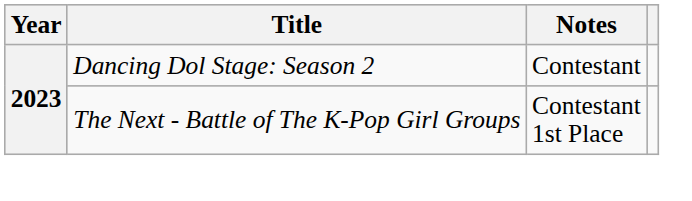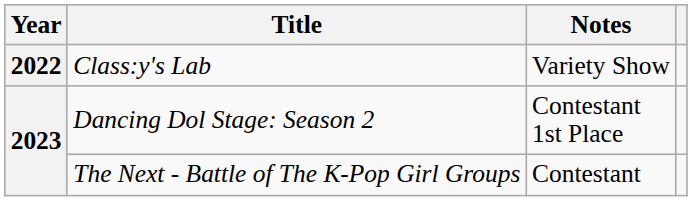+ row: (142, 65)
(586, 65) Contestant -> (586, 119) Contestant 1st Place
(586, 119) Contestant 1st Place -> (586, 174) Contestant
